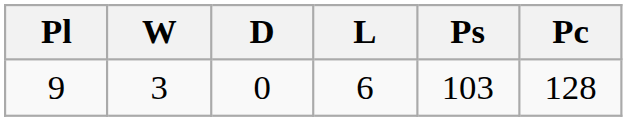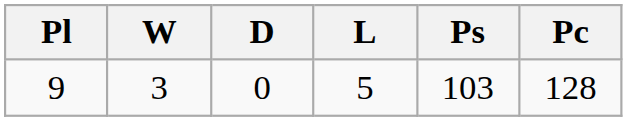(365, 87) 6 -> (365, 87) 5
